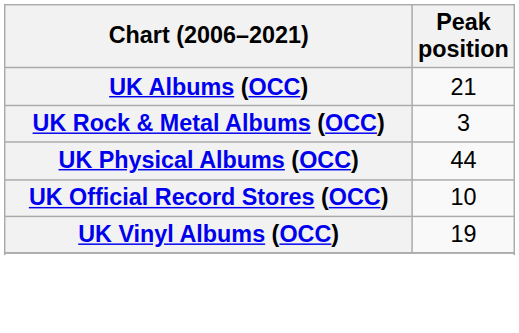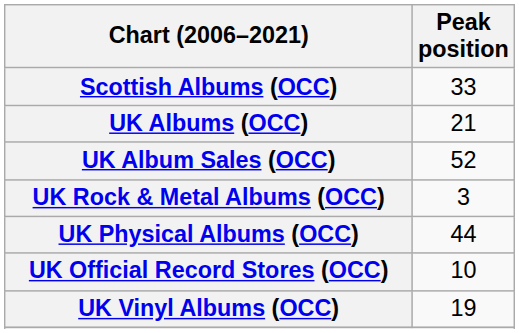+ row: (209, 86)
+ row: (209, 160)
